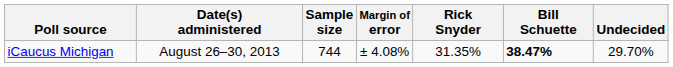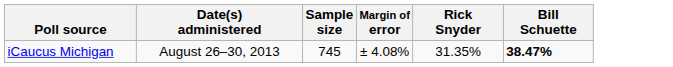- column: (631, 30)
(329, 51) 744 -> (329, 51) 745
